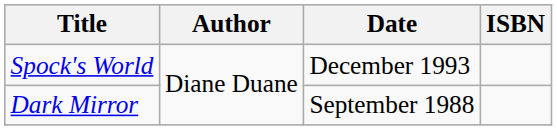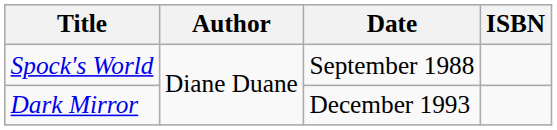(390, 64) December 1993 -> (392, 64) September 1988
(392, 104) September 1988 -> (390, 104) December 1993
